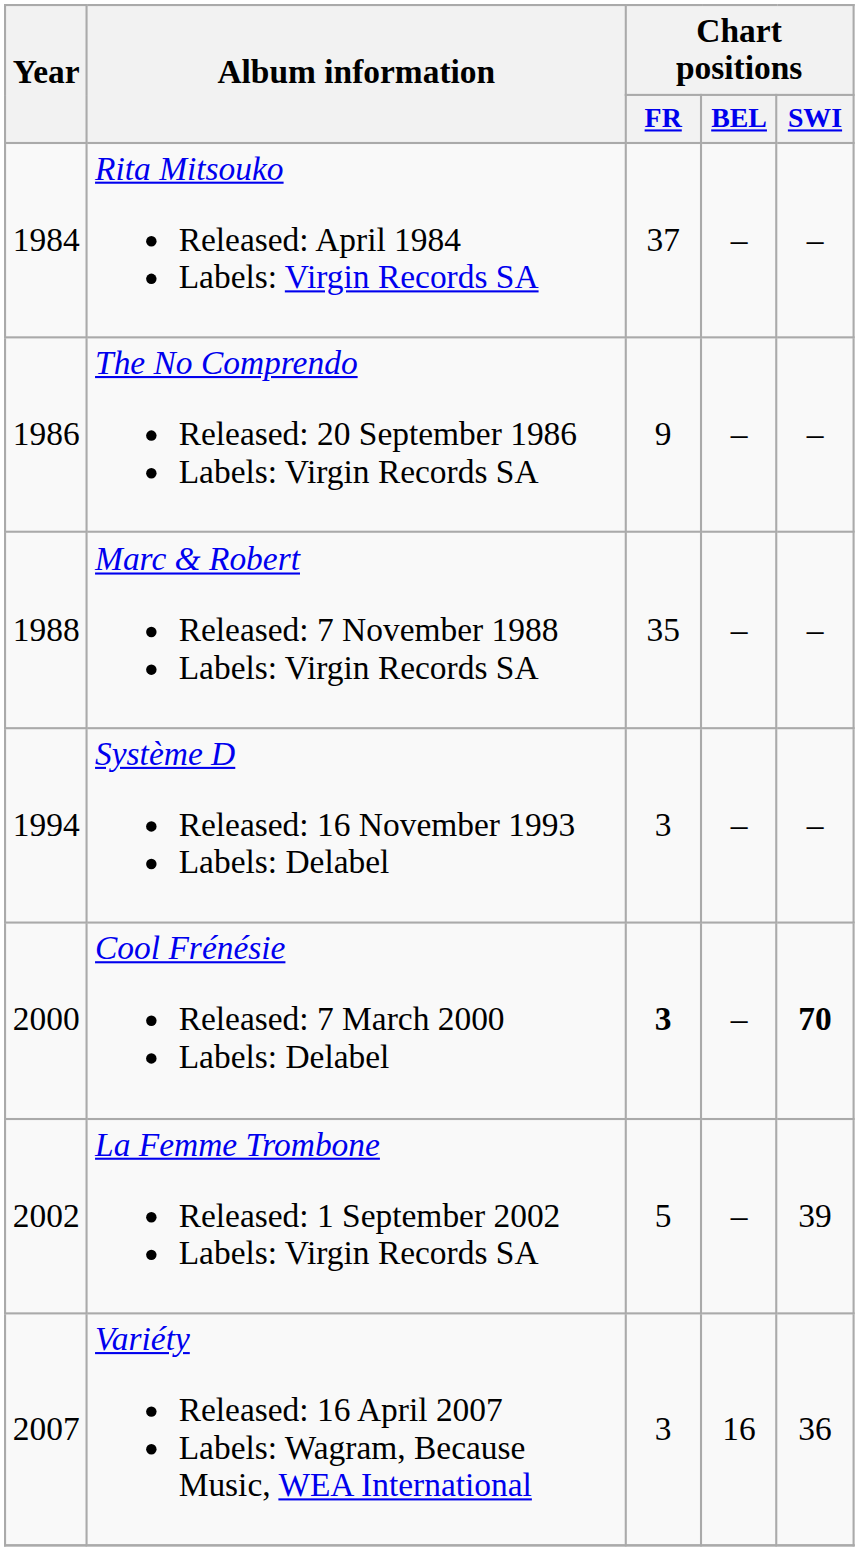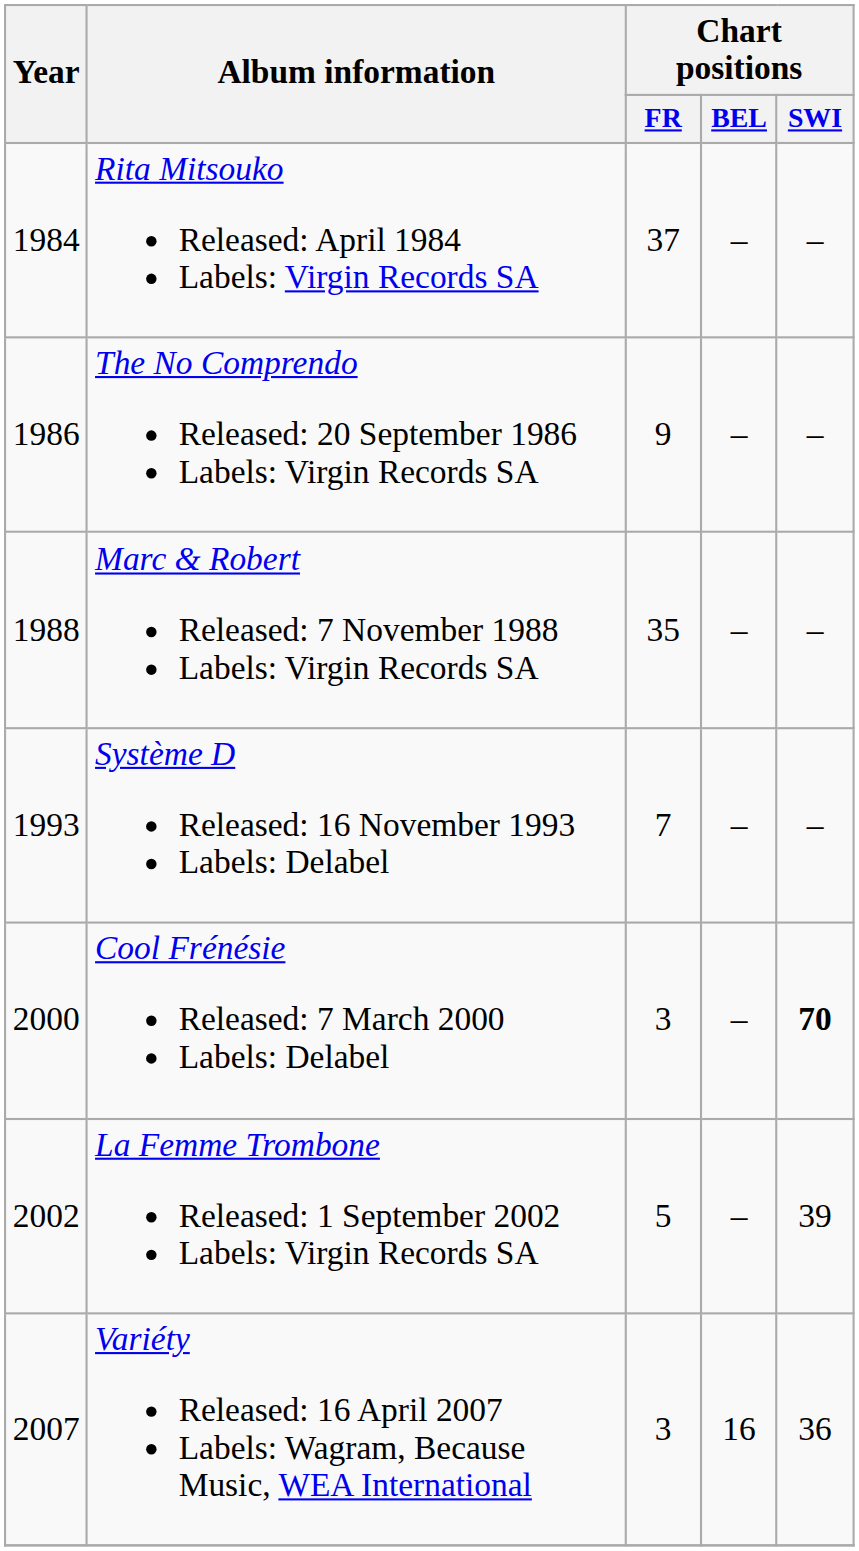(46, 824) 1994 -> (46, 824) 1993
(663, 824) 3 -> (663, 824) 7
(663, 1019) bold -> (663, 1019) normal
